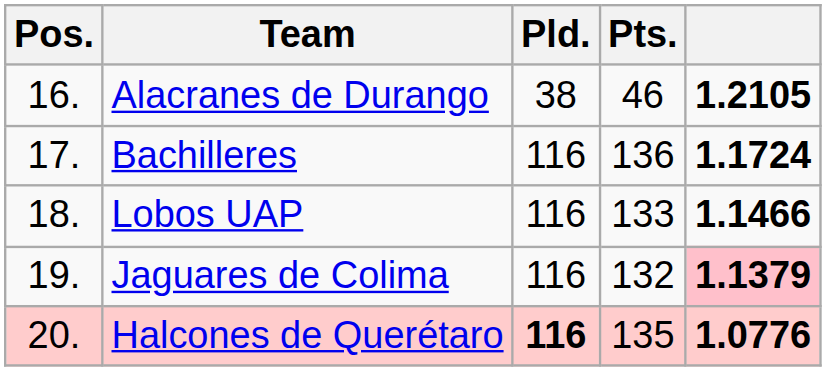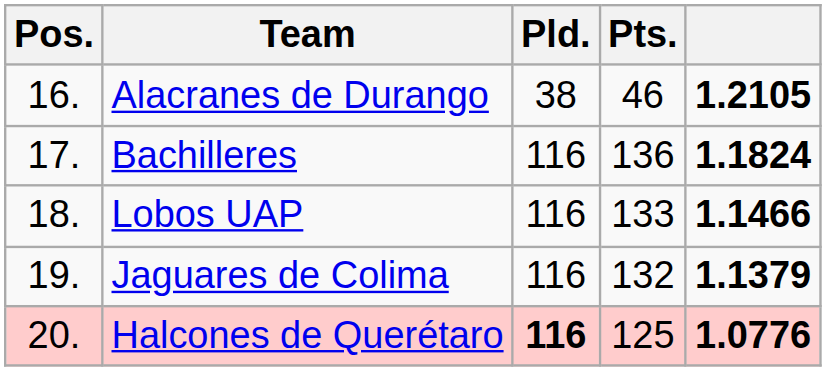(753, 154) 1.1724 -> (753, 154) 1.1824
(753, 275) pink background -> (753, 275) no background
(643, 335) 135 -> (643, 335) 125
